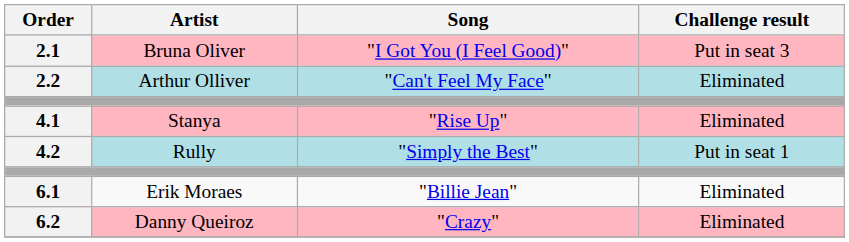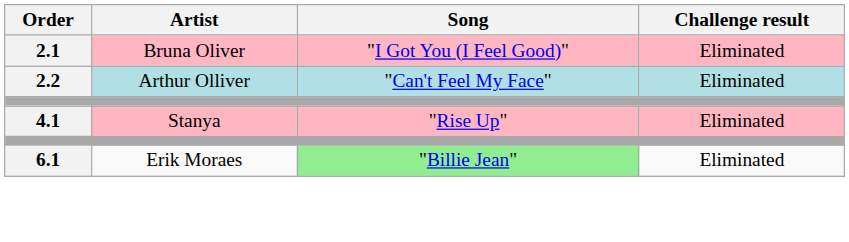(742, 50) Put in seat 3 -> (742, 50) Eliminated
- row: (48, 151)
(468, 191) no background -> (468, 160) lightgreen background
- row: (48, 221)
